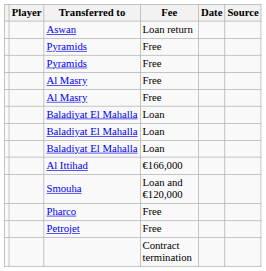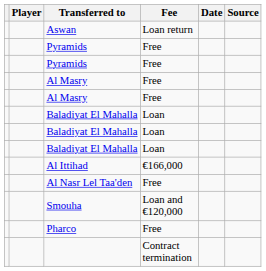+ row: (89, 183)
- row: (63, 229)
